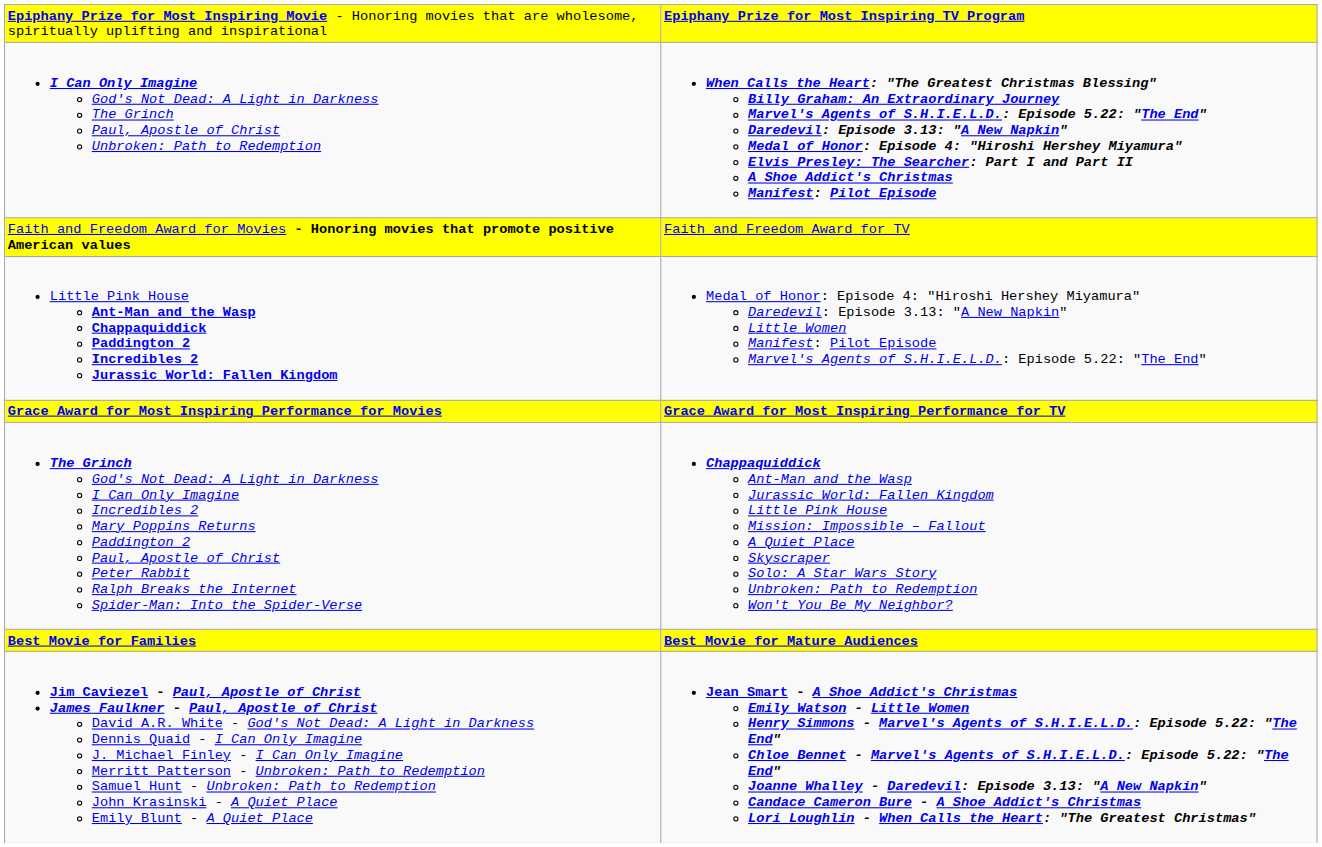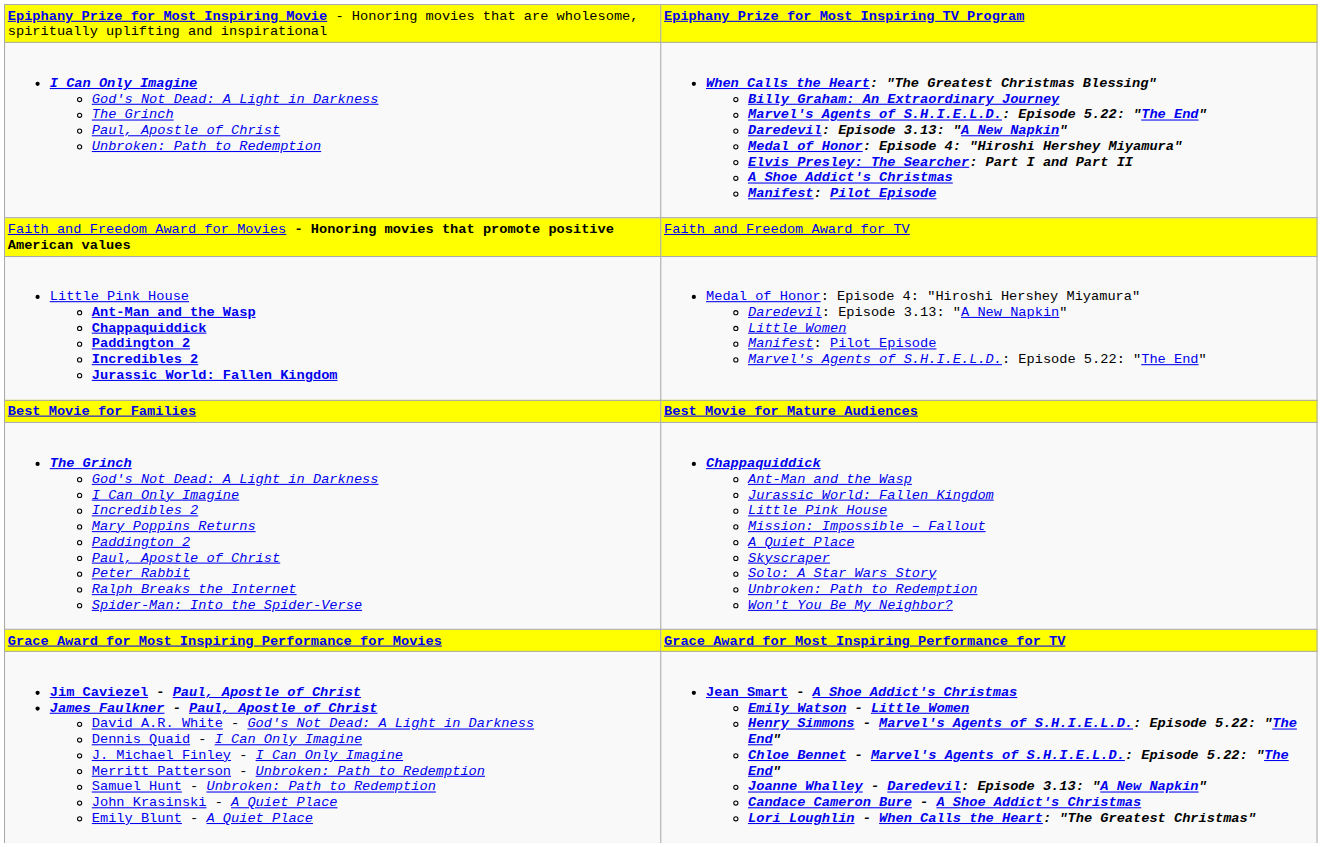rows swapped: (102, 641) <-> (225, 411)
